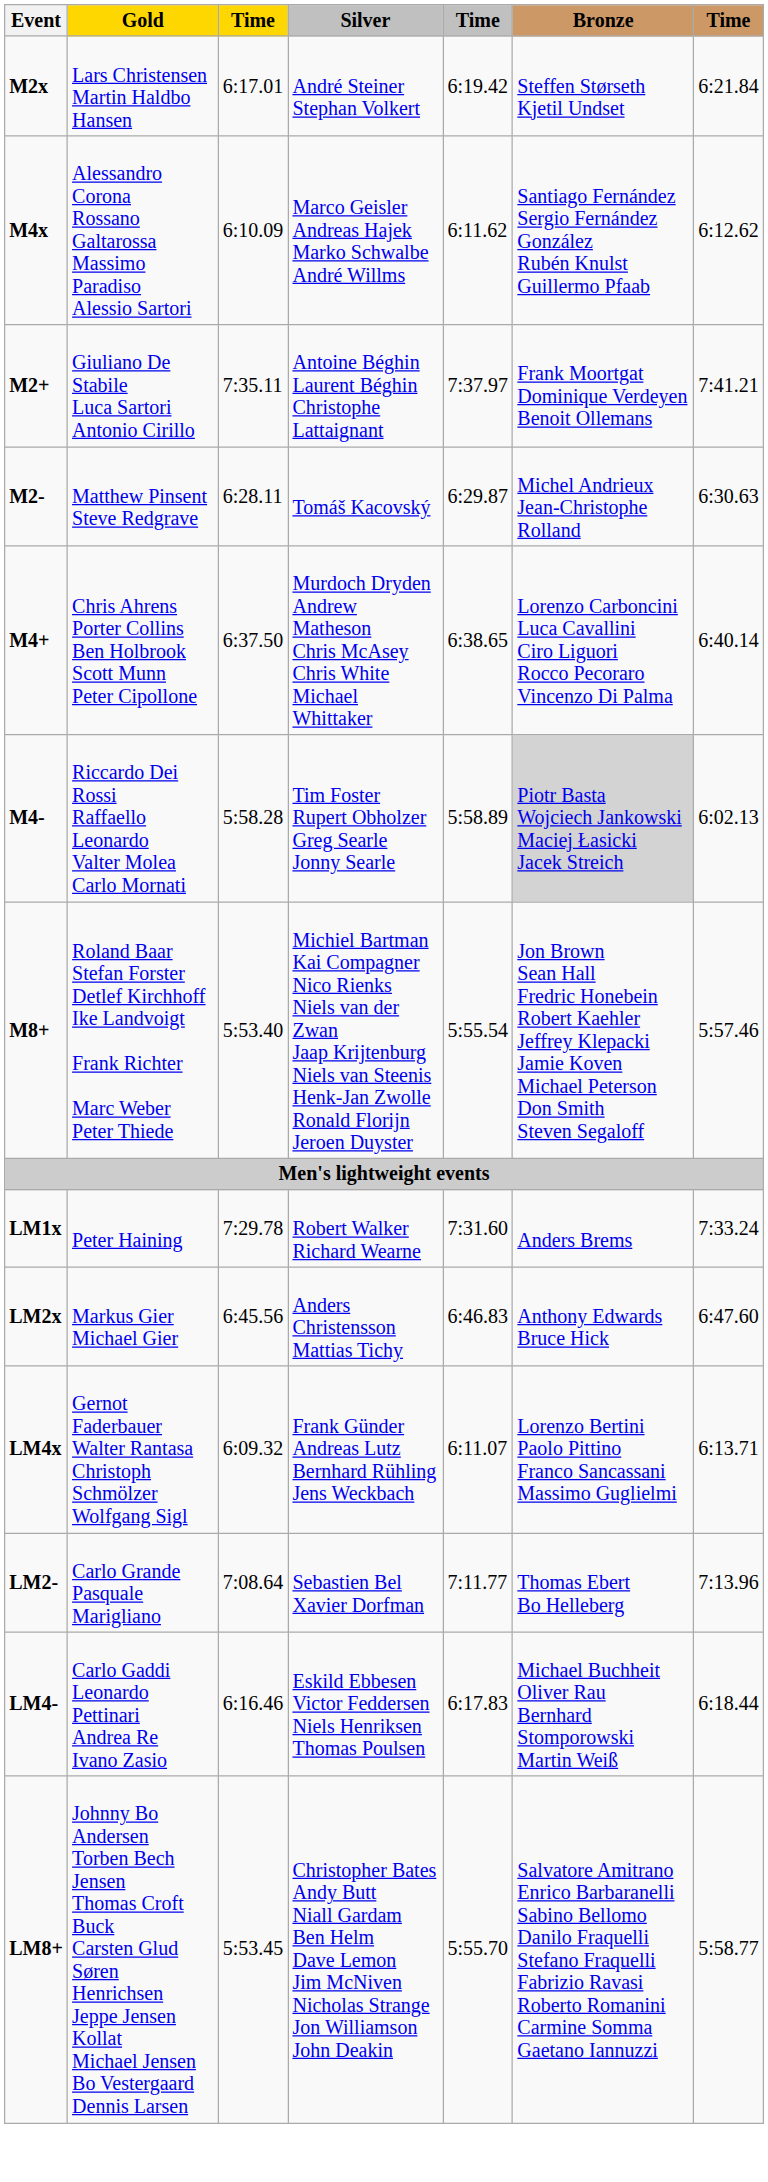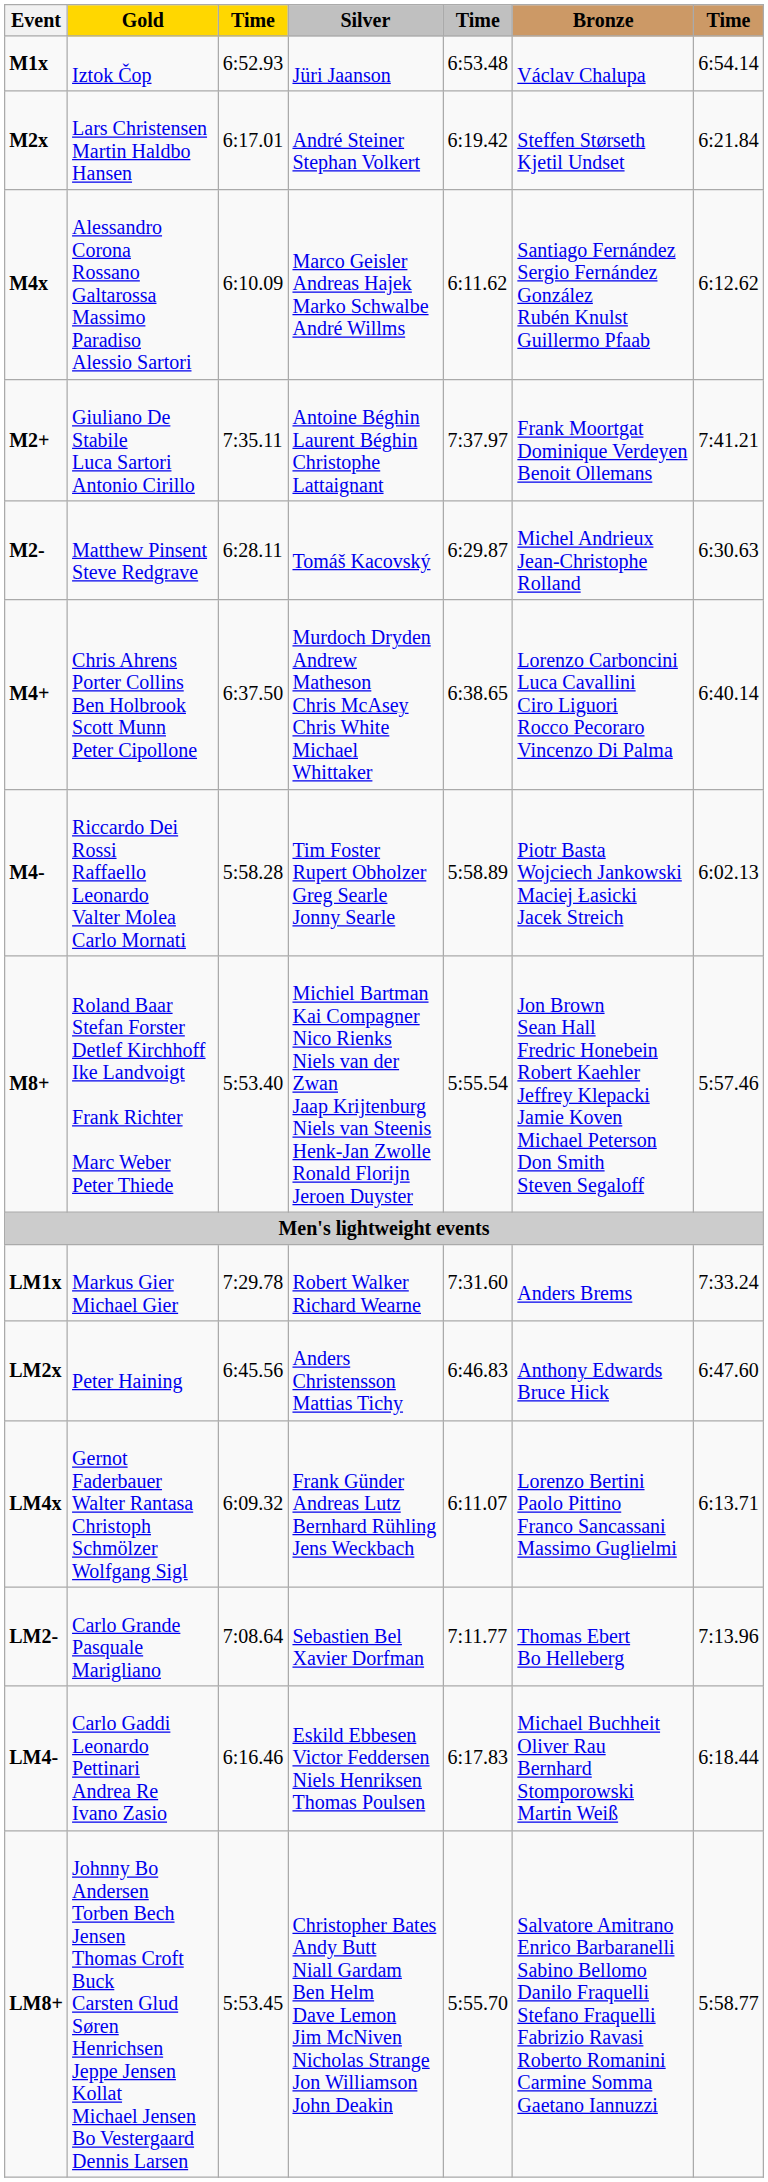+ row: (29, 63)
(600, 829) lightgrey background -> (600, 883) no background
(127, 1239) Peter Haining -> (125, 1293) Markus Gier Michael Gier
(125, 1327) Markus Gier Michael Gier -> (127, 1381) Peter Haining
